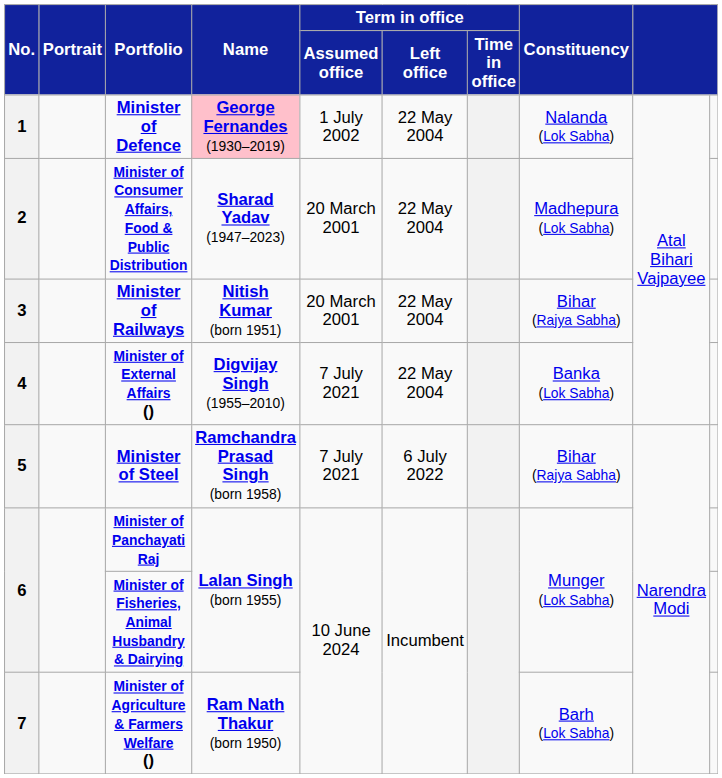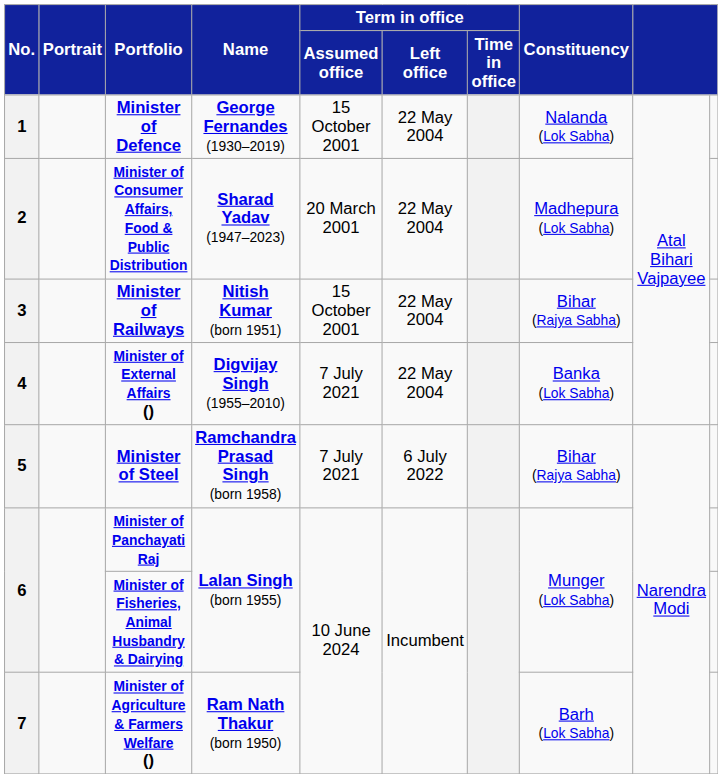(246, 126) pink background -> (246, 126) no background
(341, 126) 1 July 2002 -> (341, 126) 15 October 2001
(341, 310) 20 March 2001 -> (341, 310) 15 October 2001
